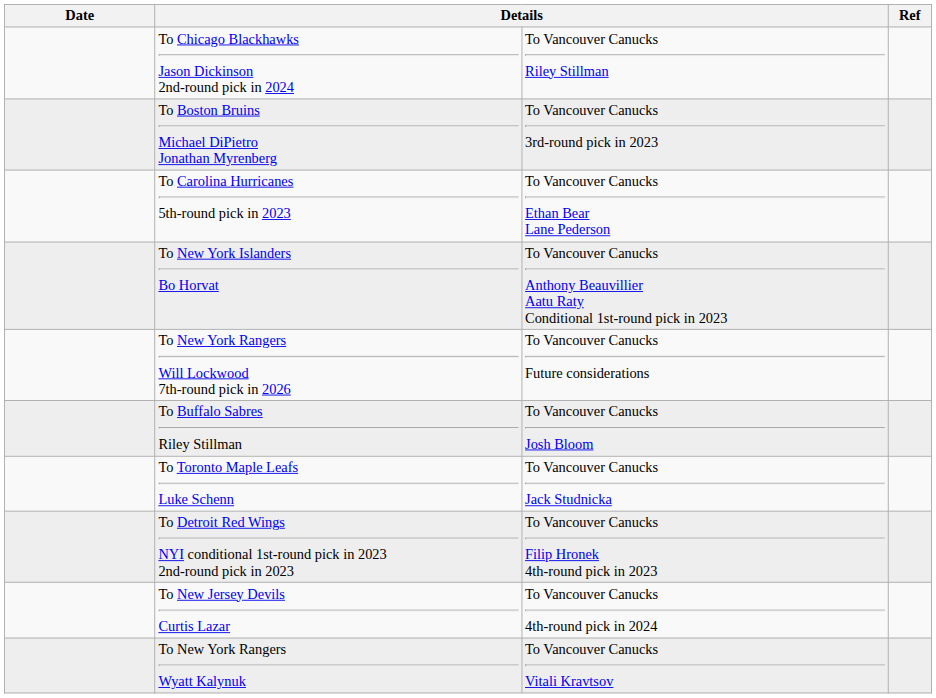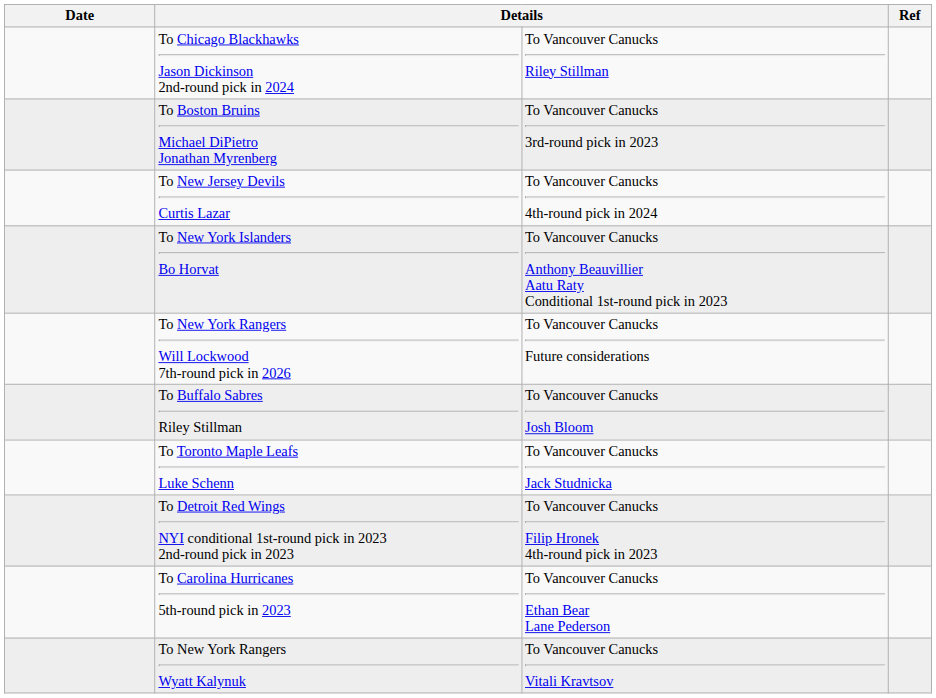rows swapped: (338, 197) <-> (338, 610)
